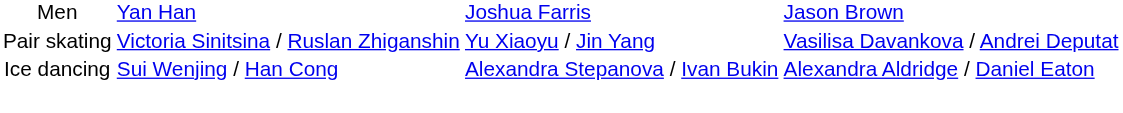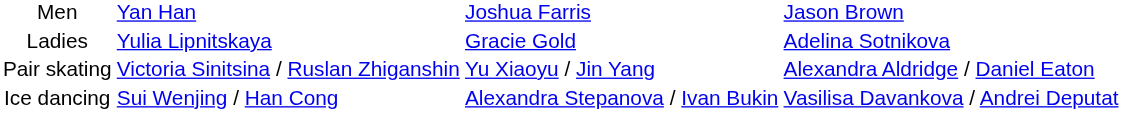+ row: (57, 41)
(951, 41) Vasilisa Davankova / Andrei Deputat -> (939, 69) Alexandra Aldridge / Daniel Eaton
(939, 69) Alexandra Aldridge / Daniel Eaton -> (951, 98) Vasilisa Davankova / Andrei Deputat
